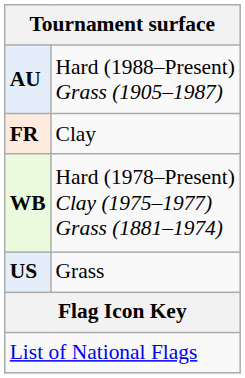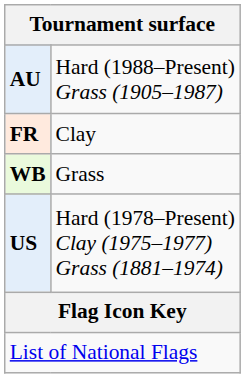(145, 202) Hard (1978–Present) Clay (1975–1977) Grass (1881–1974) -> (80, 174) Grass
(80, 271) Grass -> (145, 243) Hard (1978–Present) Clay (1975–1977) Grass (1881–1974)
